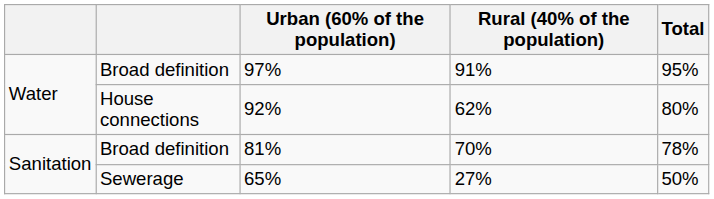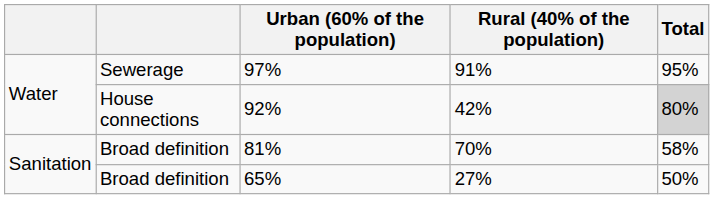(164, 69) Broad definition -> (142, 69) Sewerage
(473, 109) 62% -> (473, 109) 42%
(680, 109) no background -> (680, 109) lightgrey background
(680, 149) 78% -> (680, 149) 58%
(142, 178) Sewerage -> (164, 178) Broad definition
